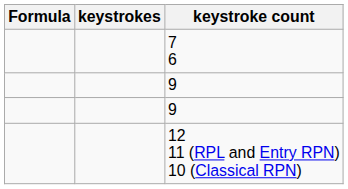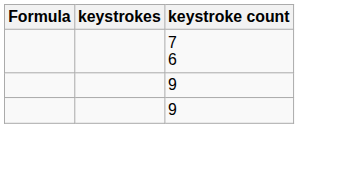- row: (39, 153)
